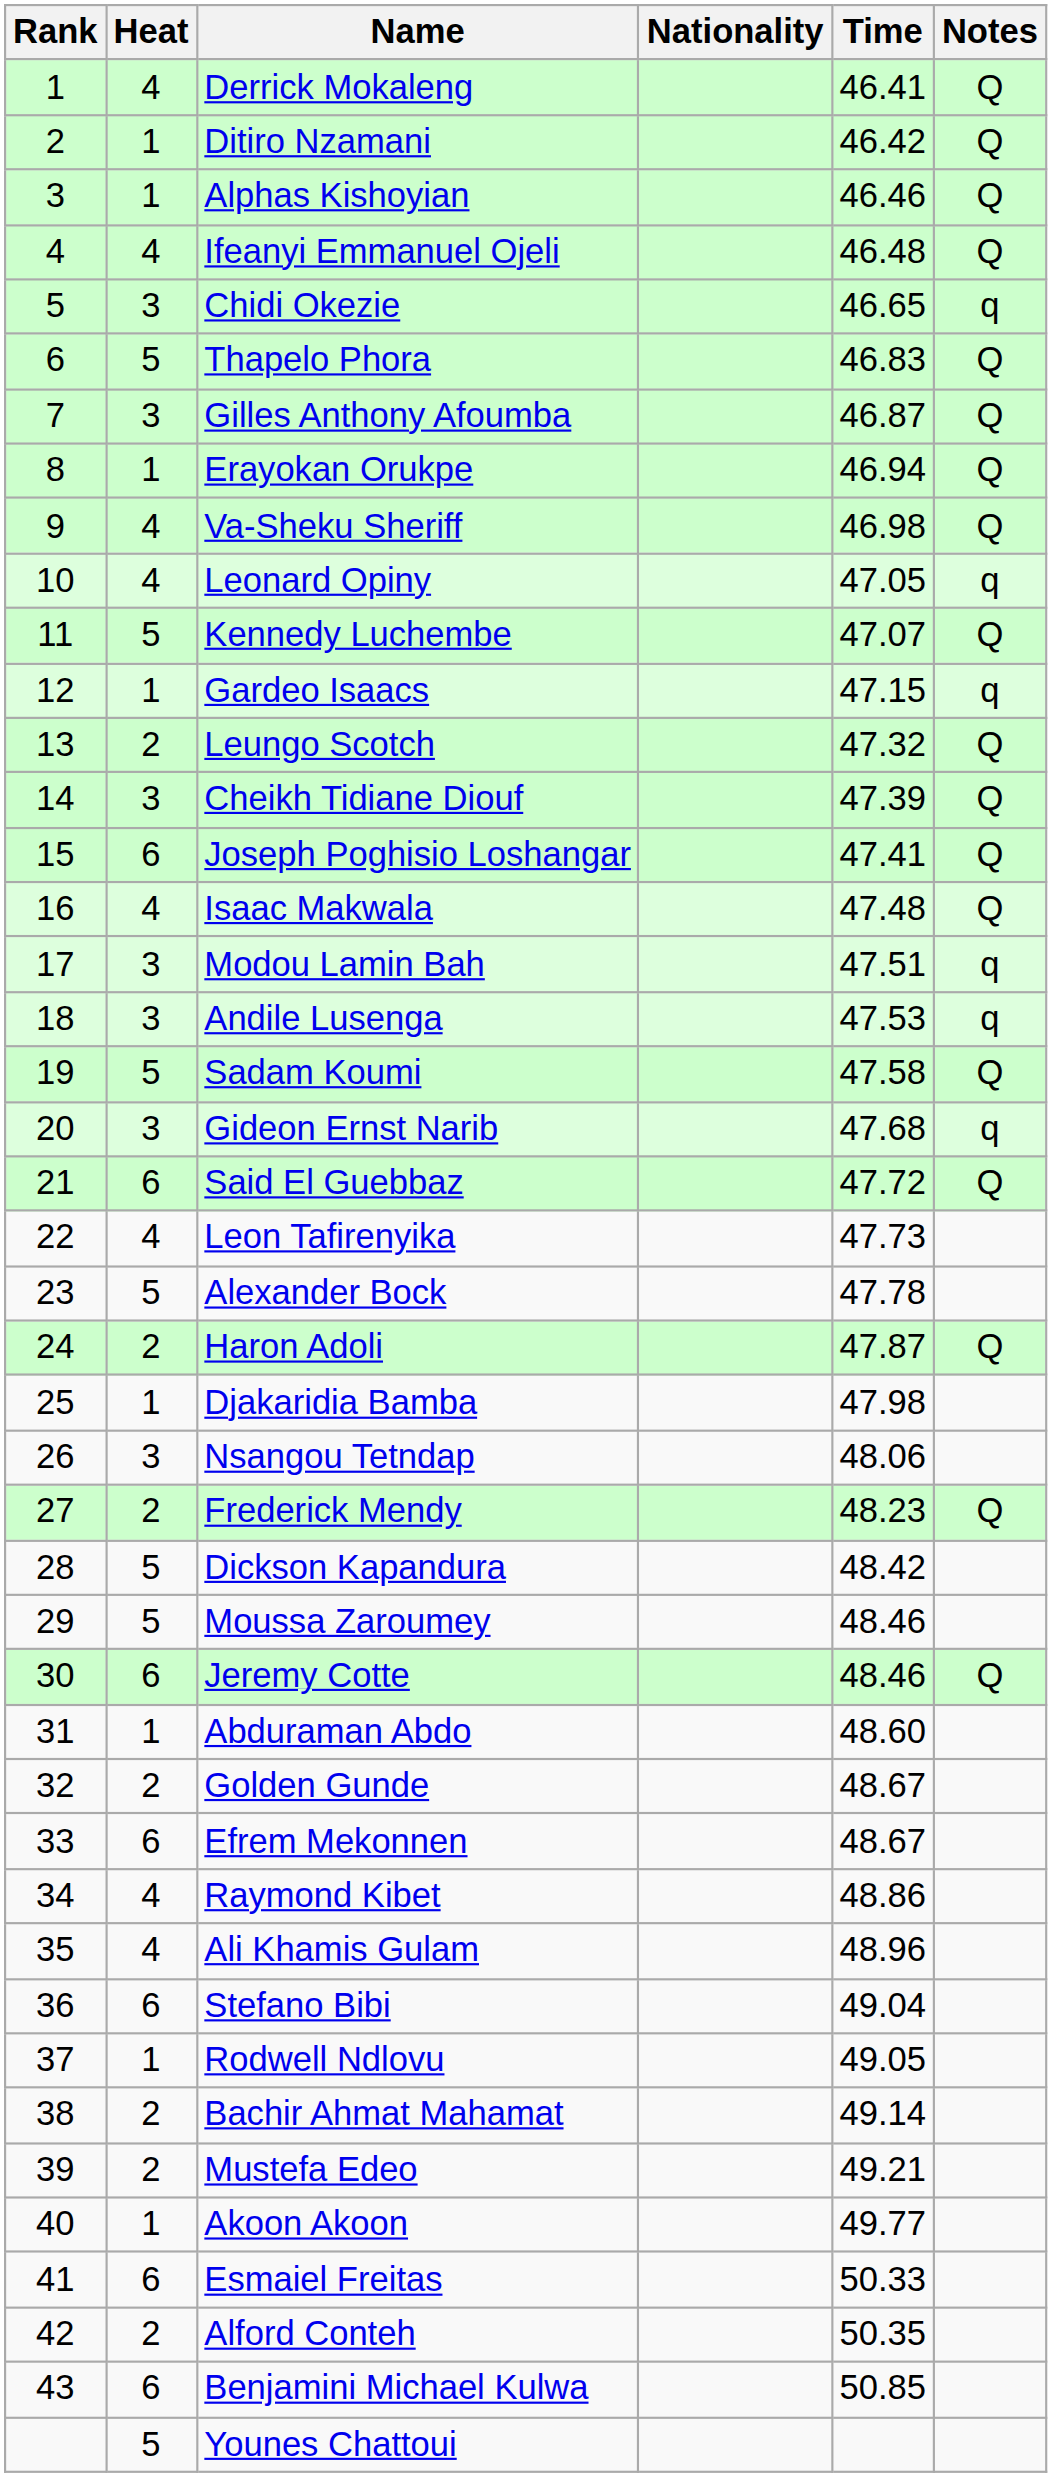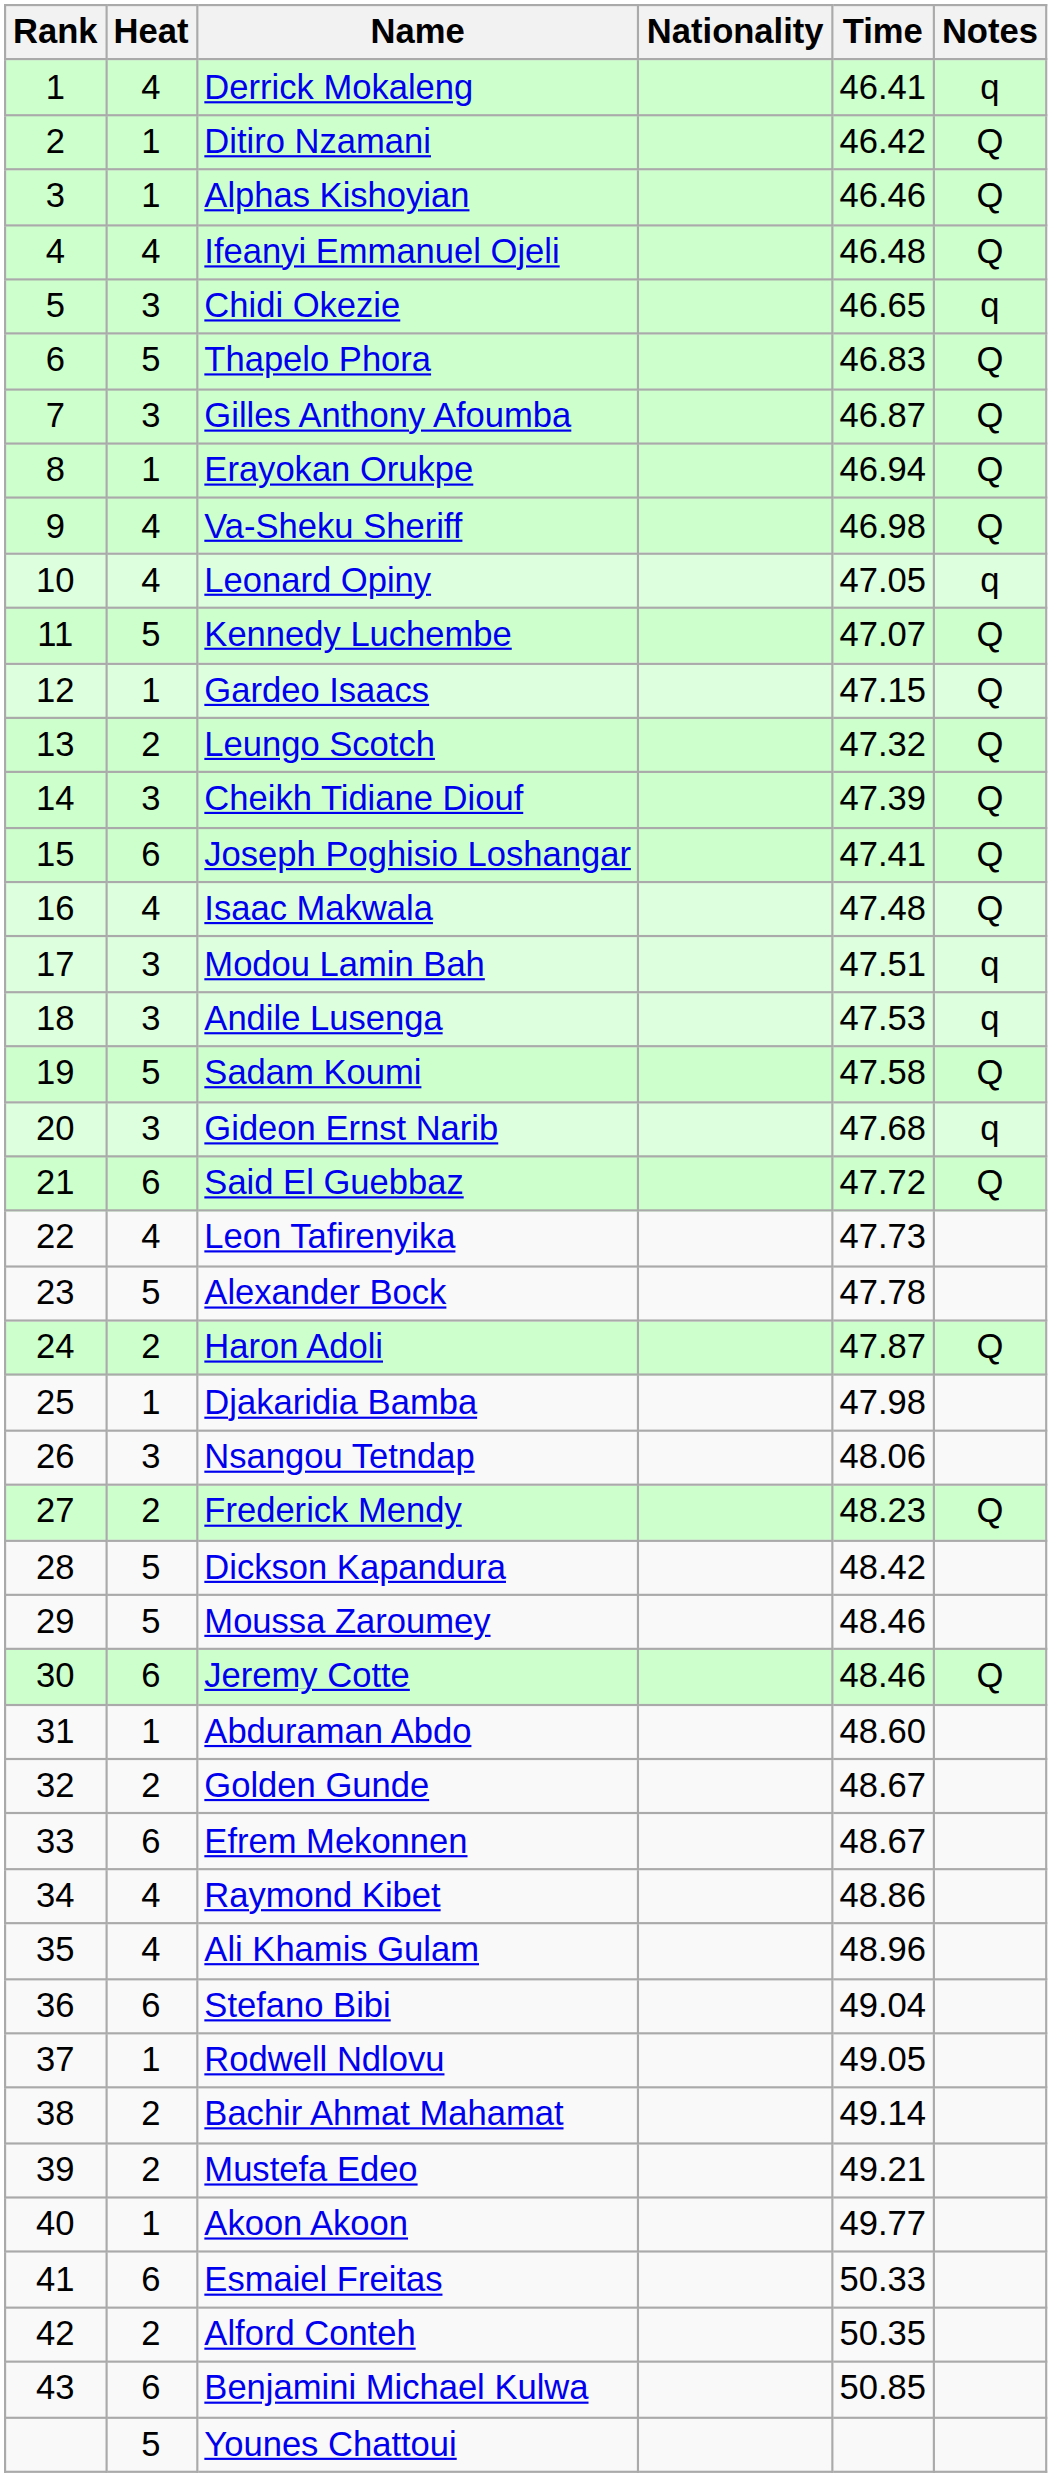(990, 86) Q -> (990, 86) q
(990, 689) q -> (990, 689) Q
